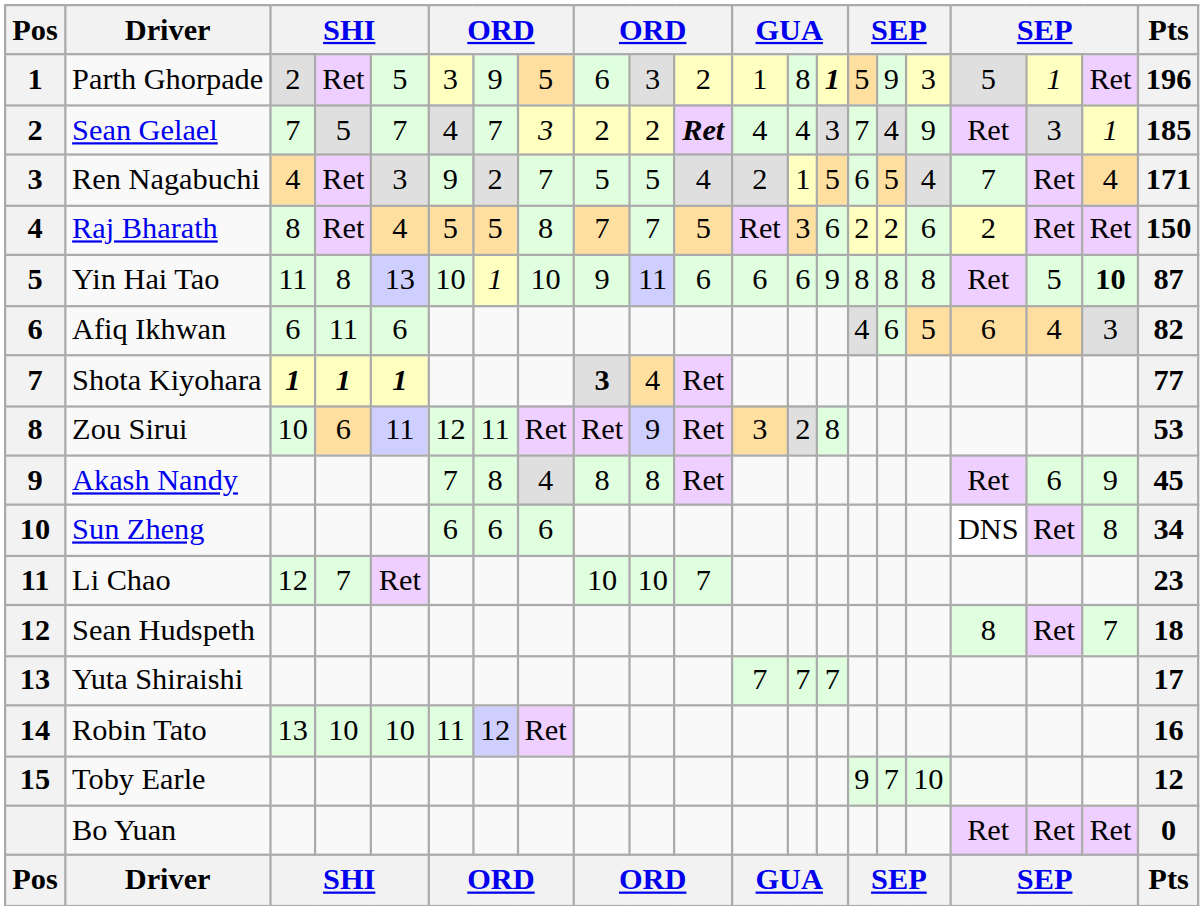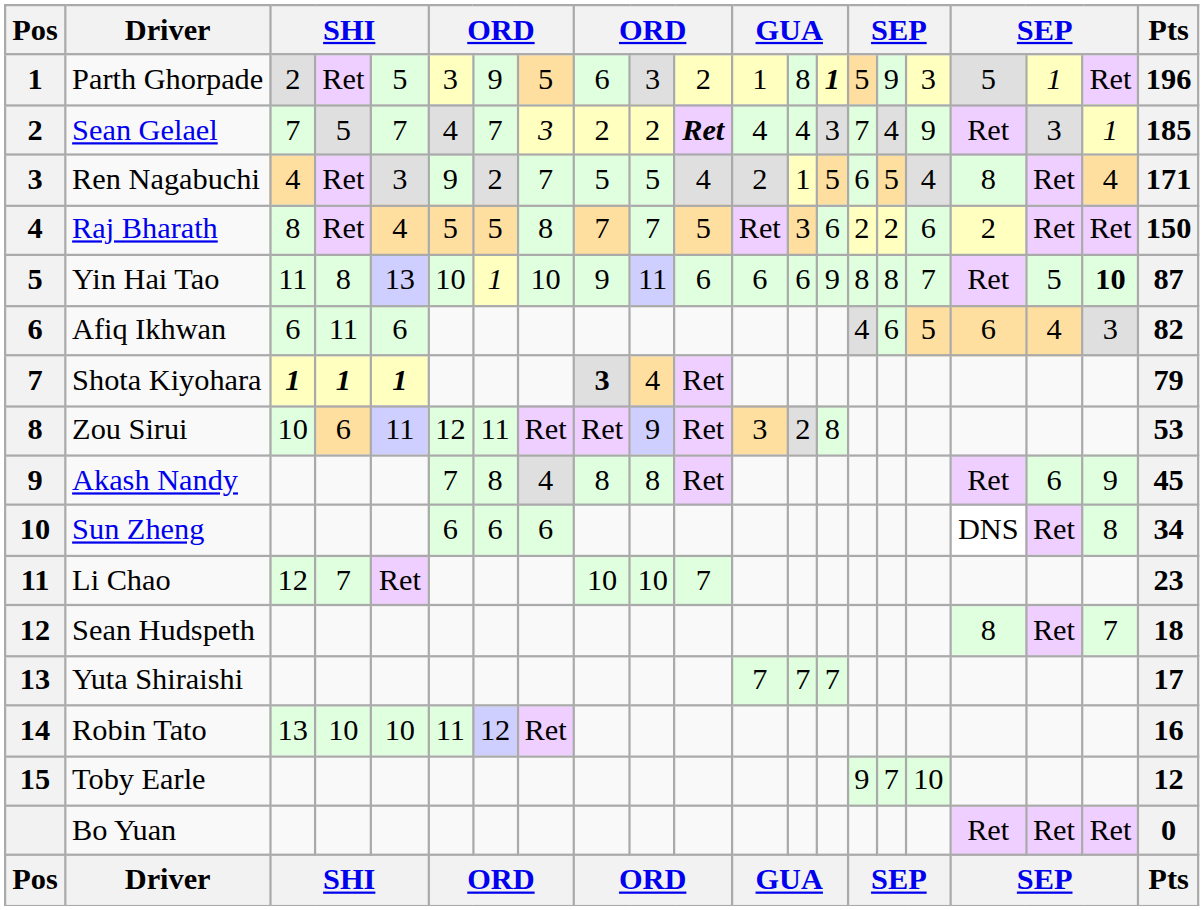(988, 179) 7 -> (988, 179) 8
(928, 279) 8 -> (928, 279) 7
(1169, 379) 77 -> (1169, 379) 79
